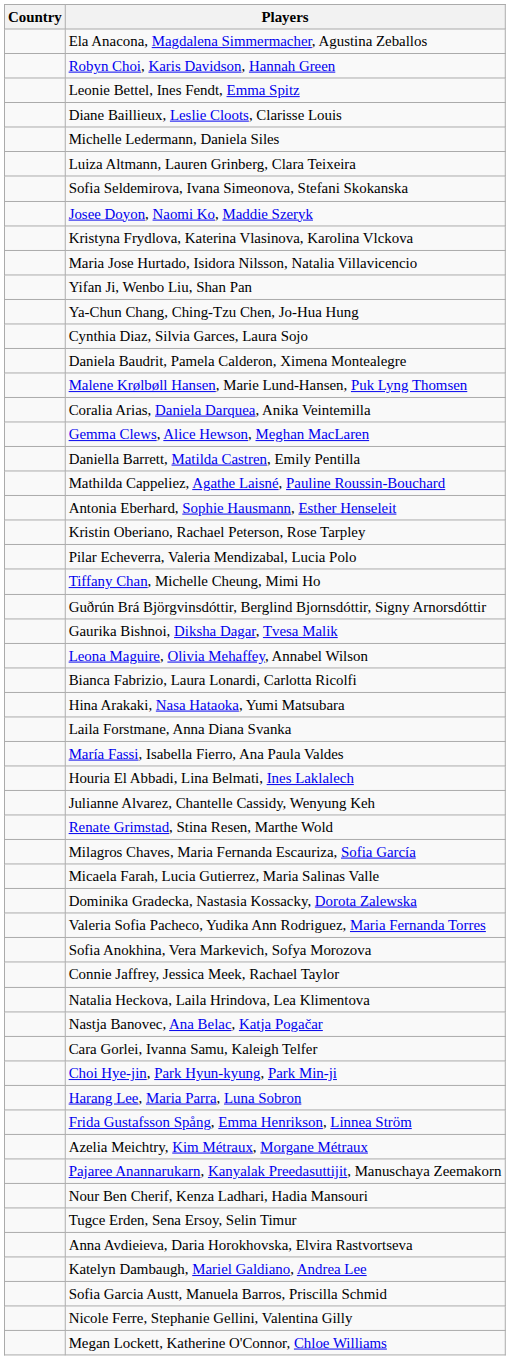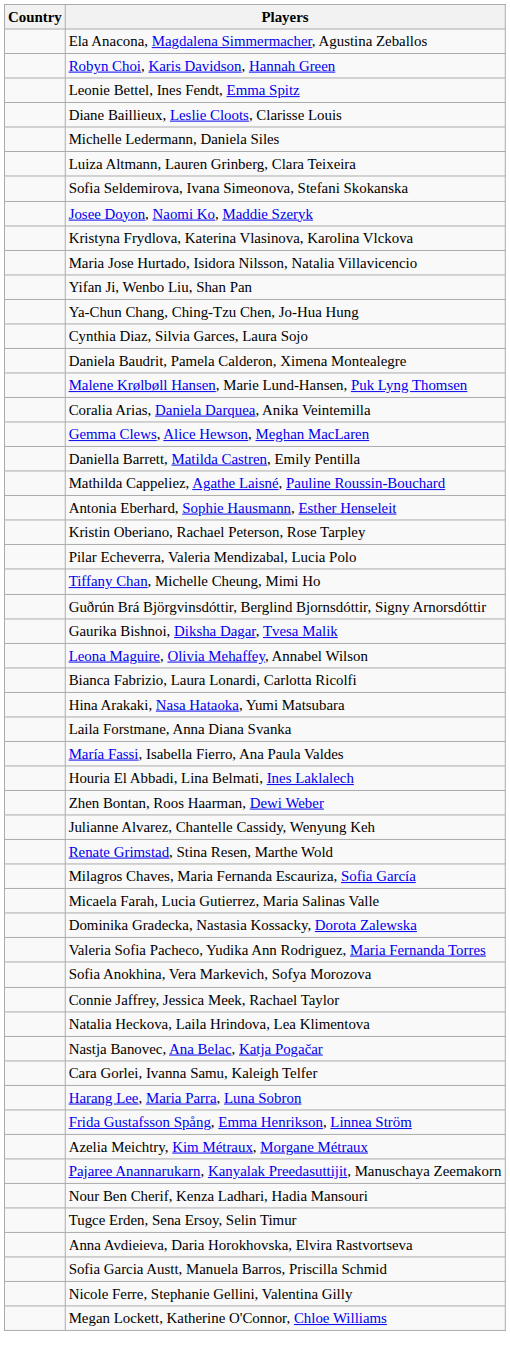+ row: (196, 802)
- row: (203, 1073)
- row: (218, 1269)
